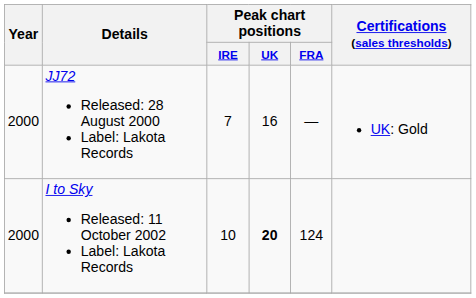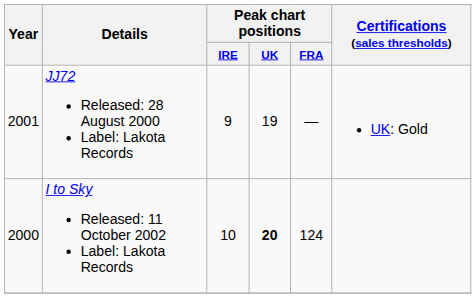(23, 121) 2000 -> (23, 121) 2001
(228, 121) 7 -> (228, 121) 9
(270, 121) 16 -> (270, 121) 19
